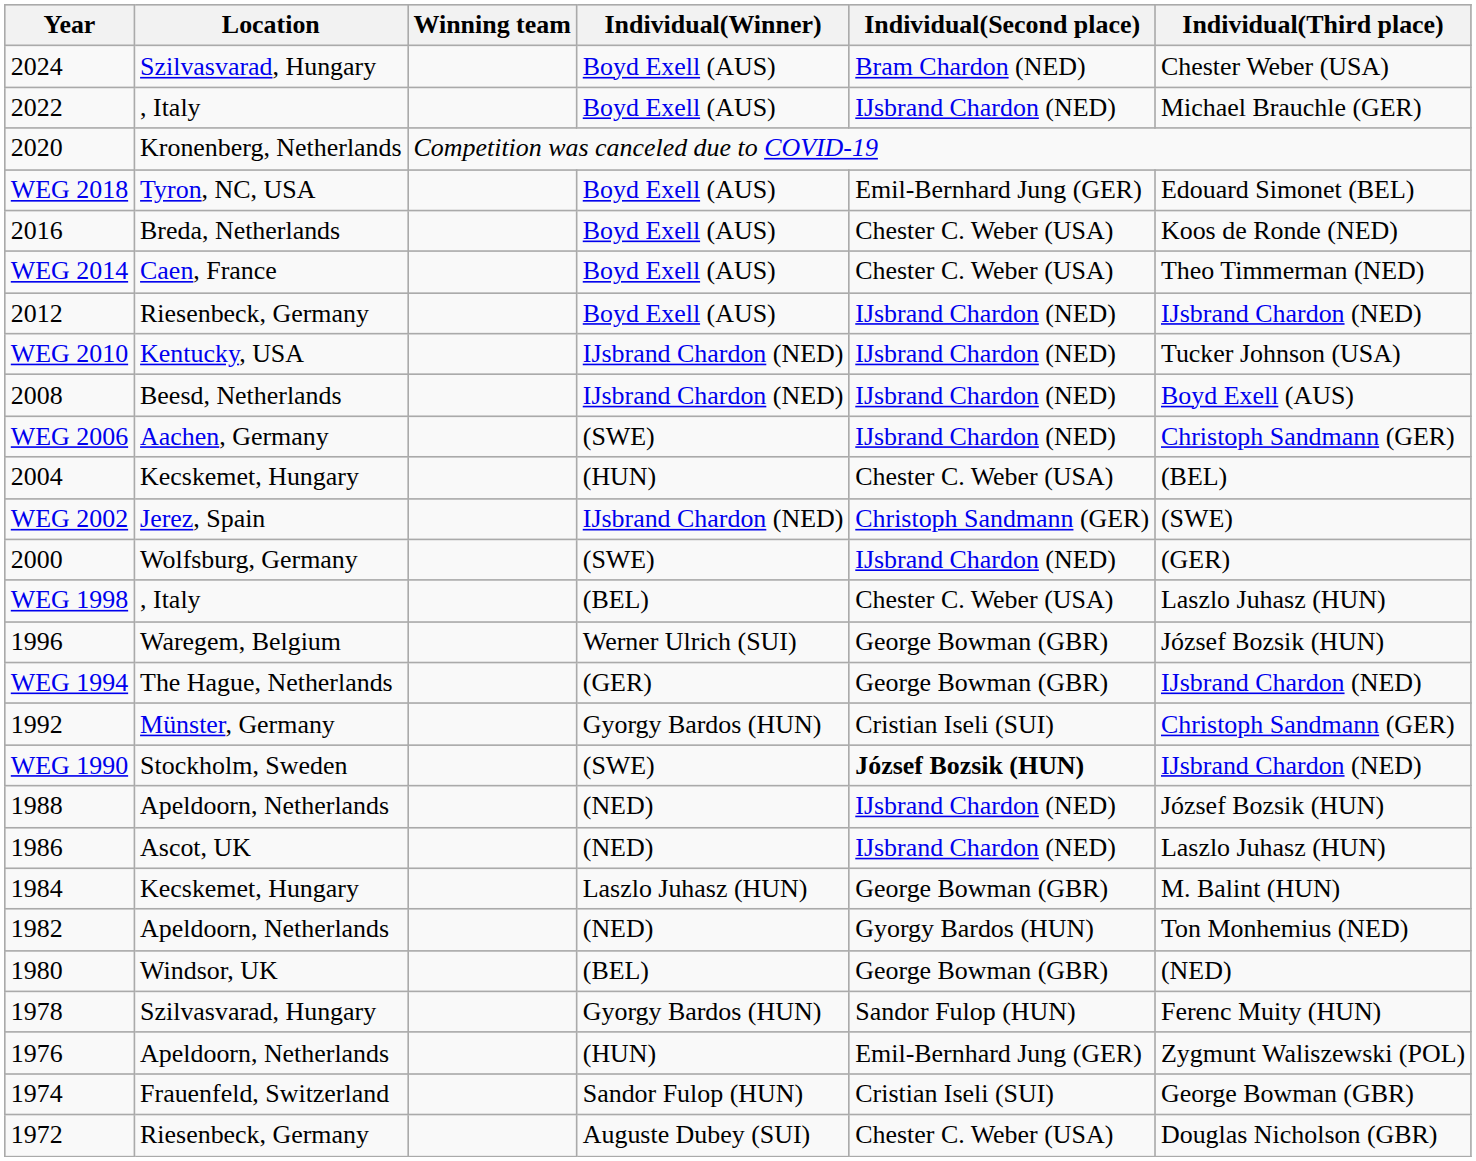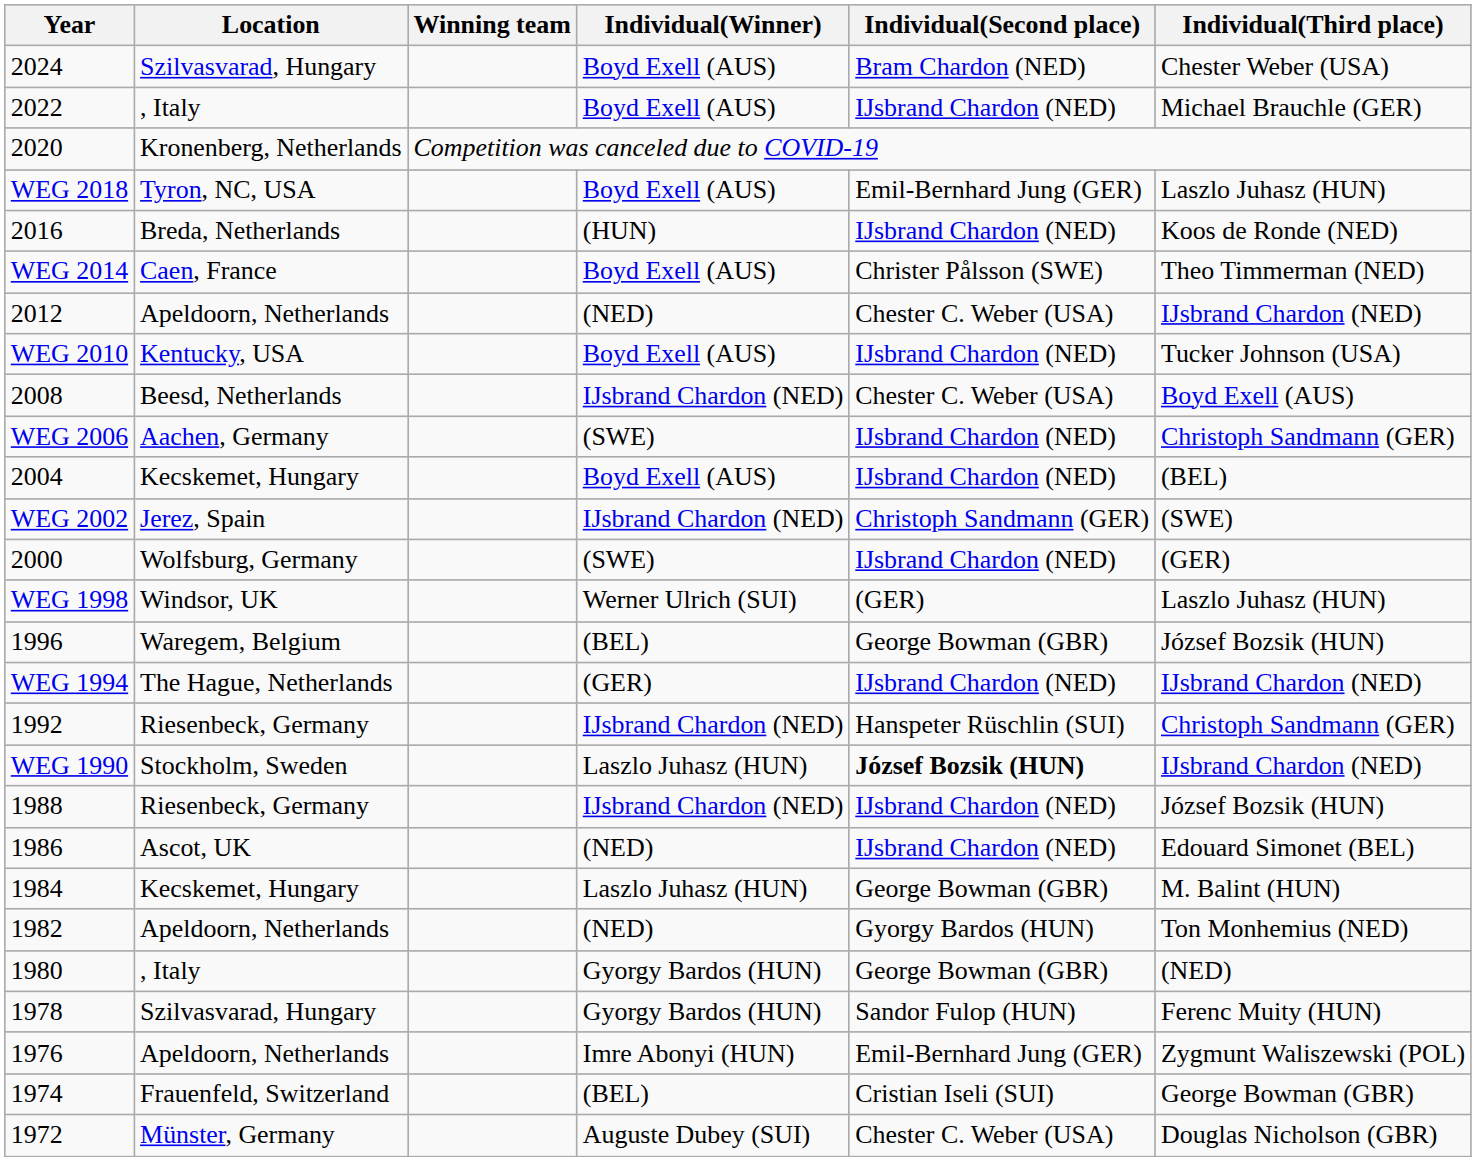(1288, 189) Edouard Simonet (BEL) -> (1273, 189) Laszlo Juhasz (HUN)
(679, 230) Boyd Exell (AUS) -> (619, 230) (HUN)
(984, 230) Chester C. Weber (USA) -> (986, 230) IJsbrand Chardon (NED)
(984, 271) Chester C. Weber (USA) -> (979, 271) Christer Pålsson (SWE)
(255, 312) Riesenbeck, Germany -> (265, 312) Apeldoorn, Netherlands
(679, 312) Boyd Exell (AUS) -> (618, 312) (NED)
(986, 312) IJsbrand Chardon (NED) -> (984, 312) Chester C. Weber (USA)
(713, 353) IJsbrand Chardon (NED) -> (679, 353) Boyd Exell (AUS)
(986, 395) IJsbrand Chardon (NED) -> (984, 395) Chester C. Weber (USA)
(619, 477) (HUN) -> (679, 477) Boyd Exell (AUS)
(984, 477) Chester C. Weber (USA) -> (986, 477) IJsbrand Chardon (NED)
(170, 600) , Italy -> (209, 600) Windsor, UK
(616, 600) (BEL) -> (690, 600) Werner Ulrich (SUI)
(984, 600) Chester C. Weber (USA) -> (890, 600) (GER)
(690, 641) Werner Ulrich (SUI) -> (616, 641) (BEL)
(982, 682) George Bowman (GBR) -> (986, 682) IJsbrand Chardon (NED)
(237, 723) Münster, Germany -> (255, 723) Riesenbeck, Germany
(702, 723) Gyorgy Bardos (HUN) -> (713, 723) IJsbrand Chardon (NED)
(955, 723) Cristian Iseli (SUI) -> (990, 723) Hanspeter Rüschlin (SUI)
(619, 764) (SWE) -> (695, 764) Laszlo Juhasz (HUN)
(265, 806) Apeldoorn, Netherlands -> (255, 806) Riesenbeck, Germany
(618, 806) (NED) -> (713, 806) IJsbrand Chardon (NED)
(1273, 847) Laszlo Juhasz (HUN) -> (1288, 847) Edouard Simonet (BEL)
(209, 970) Windsor, UK -> (170, 970) , Italy
(616, 970) (BEL) -> (702, 970) Gyorgy Bardos (HUN)
(619, 1052) (HUN) -> (689, 1052) Imre Abonyi (HUN)
(693, 1093) Sandor Fulop (HUN) -> (616, 1093) (BEL)
(255, 1134) Riesenbeck, Germany -> (237, 1134) Münster, Germany
